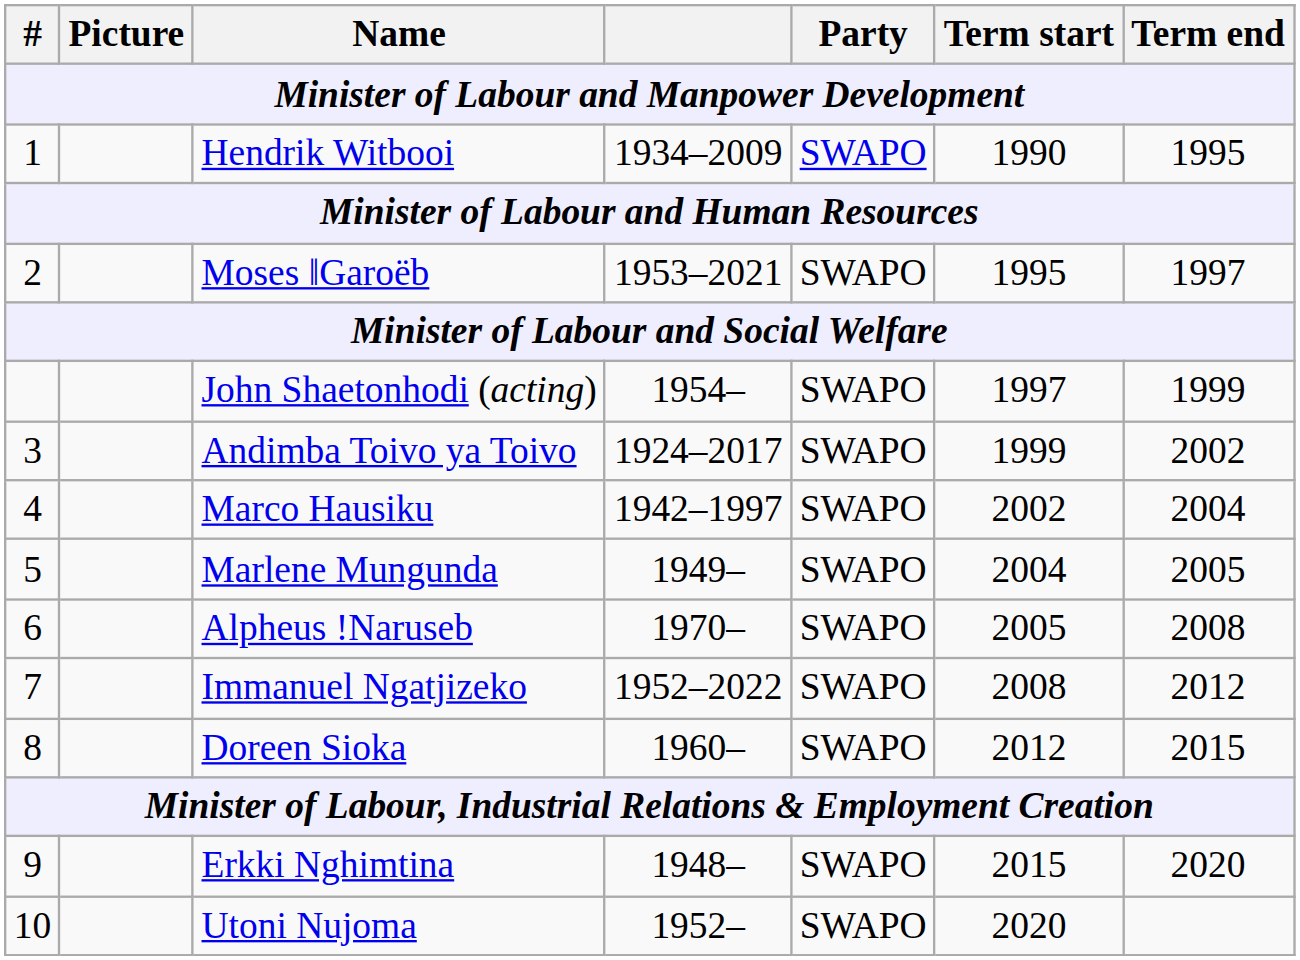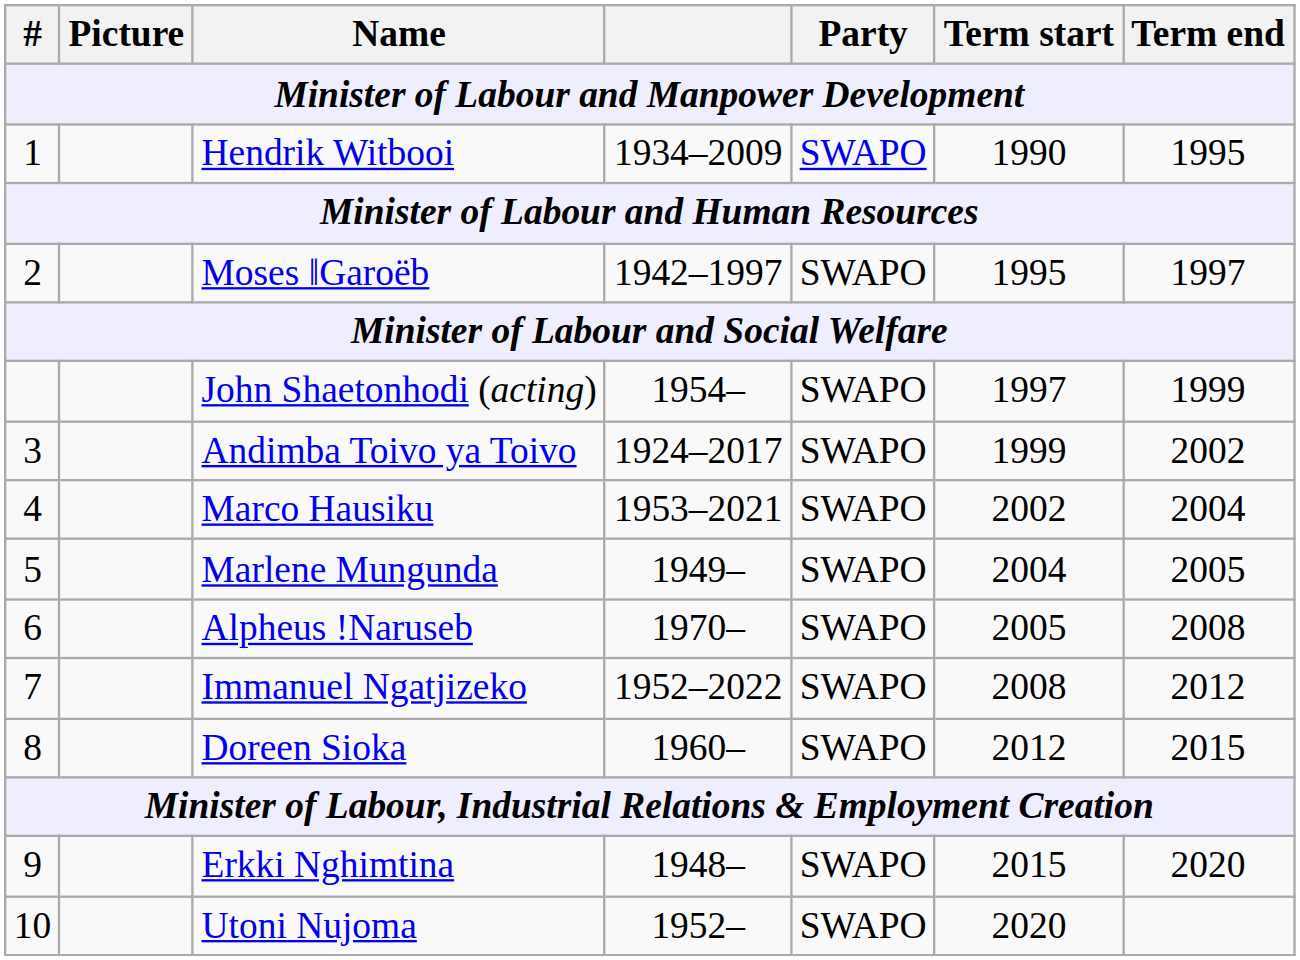(698, 271) 1953–2021 -> (698, 271) 1942–1997
(698, 509) 1942–1997 -> (698, 509) 1953–2021
